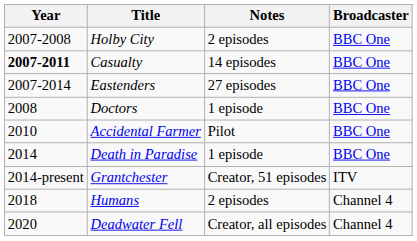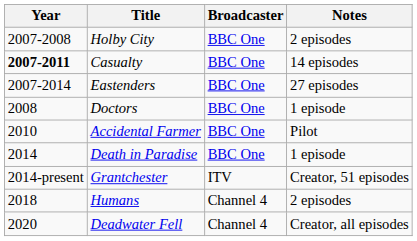columns swapped: (267, 16) <-> (371, 16)
